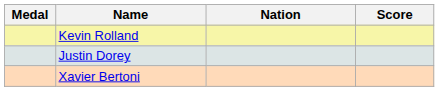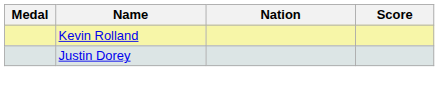- row: (99, 77)
